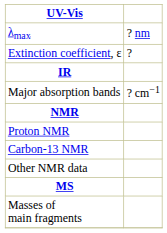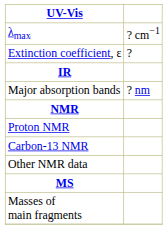(138, 33) ? nm -> (143, 33) ? cm−1
(143, 92) ? cm−1 -> (138, 90) ? nm
